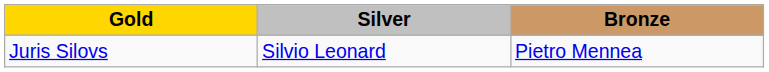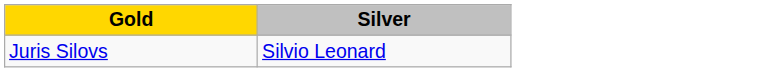- column: (637, 19)
